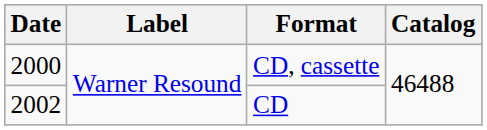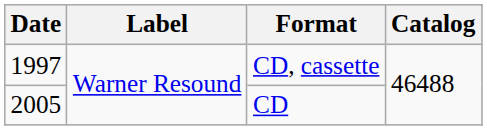(36, 64) 2000 -> (36, 64) 1997
(36, 104) 2002 -> (36, 104) 2005
